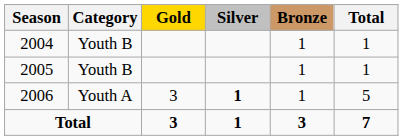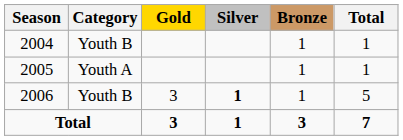(105, 69) Youth B -> (105, 69) Youth A
(105, 95) Youth A -> (105, 95) Youth B
